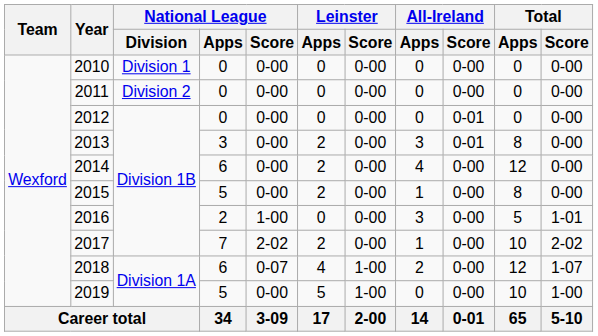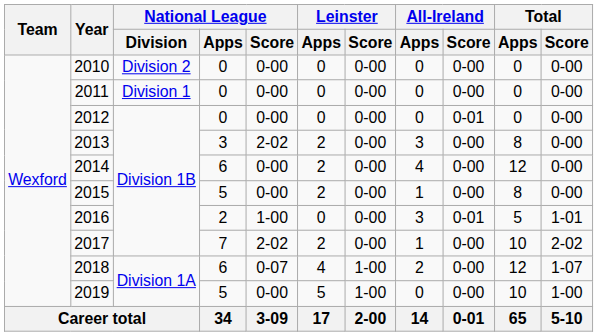(156, 67) Division 1 -> (156, 67) Division 2
(156, 92) Division 2 -> (156, 92) Division 1
(272, 142) 0-00 -> (272, 142) 2-02
(469, 142) 0-01 -> (469, 142) 0-00
(469, 218) 0-00 -> (469, 218) 0-01
